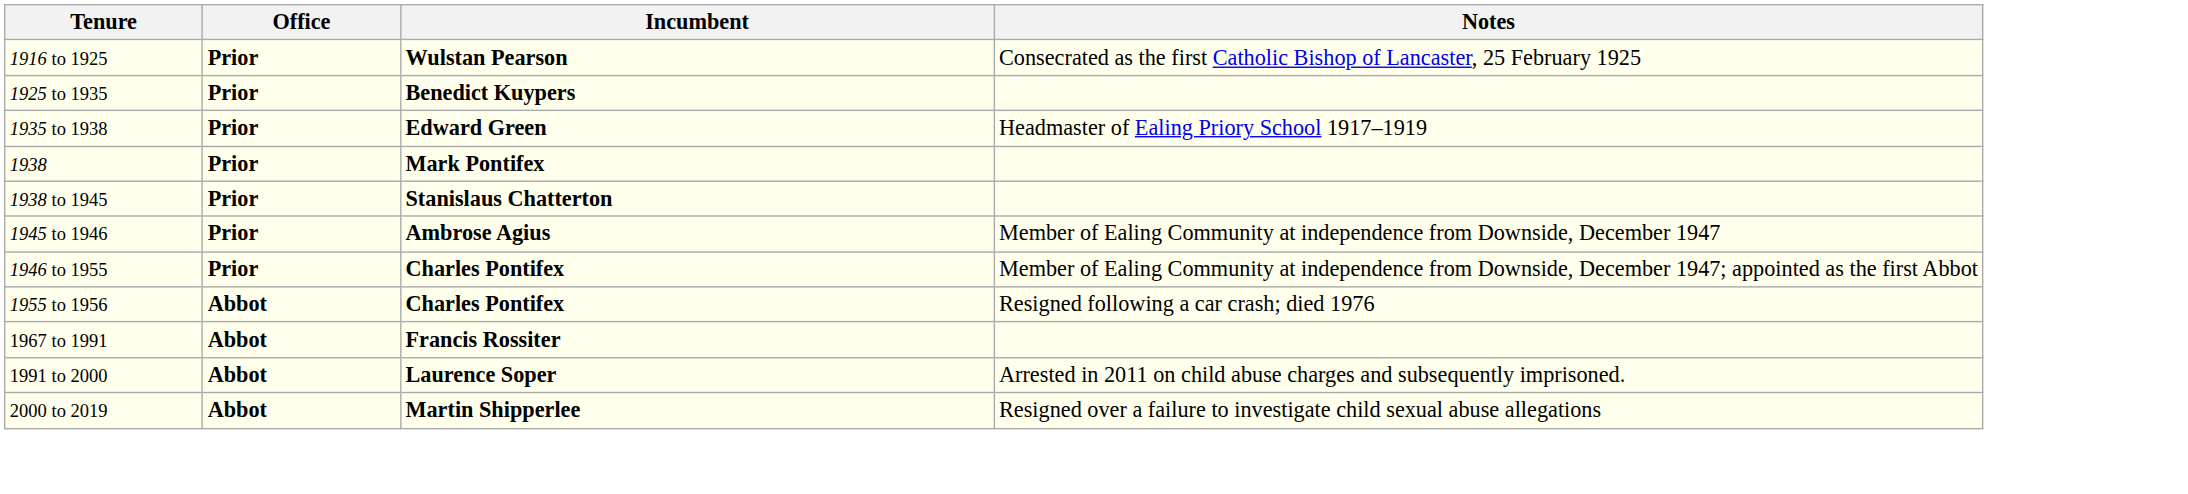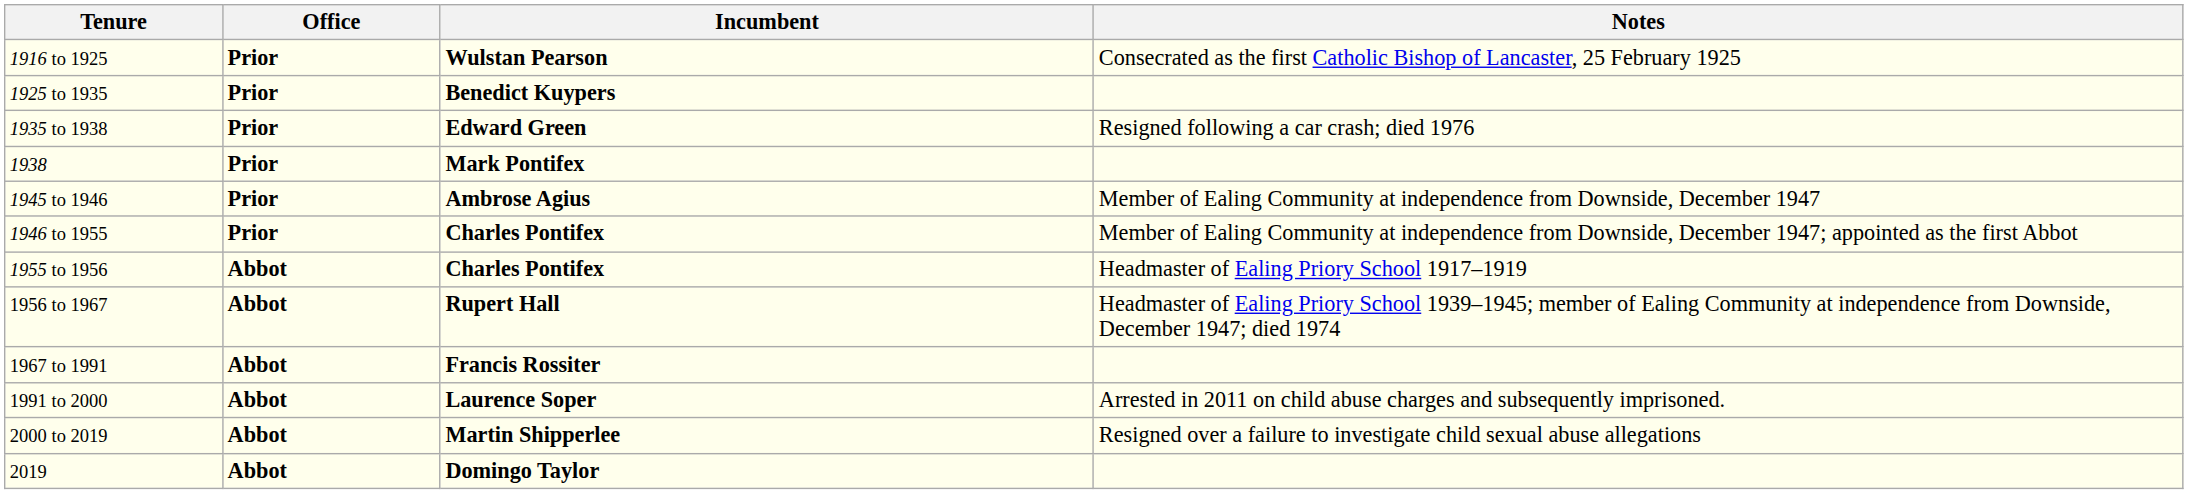(1213, 127) Headmaster of Ealing Priory School 1917–1919 -> (1287, 127) Resigned following a car crash; died 1976
- row: (59, 199)
(1187, 304) Resigned following a car crash; died 1976 -> (1313, 269) Headmaster of Ealing Priory School 1917–1919
+ row: (59, 305)
+ row: (28, 471)
